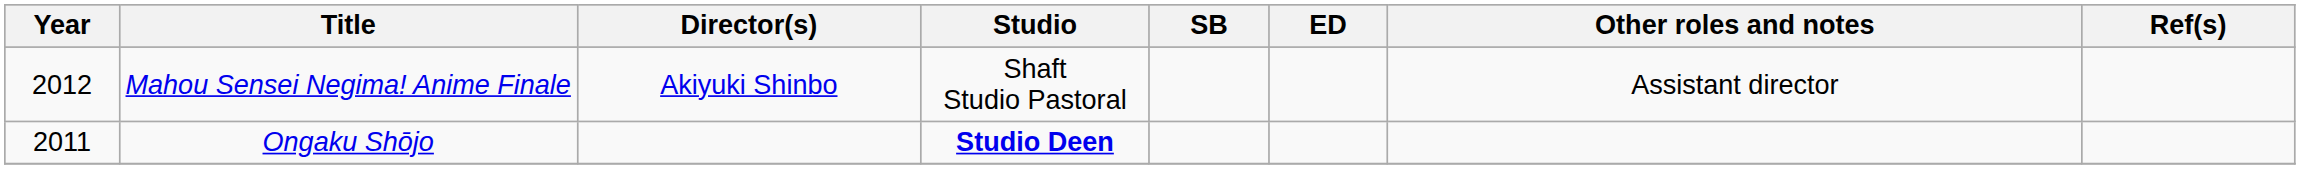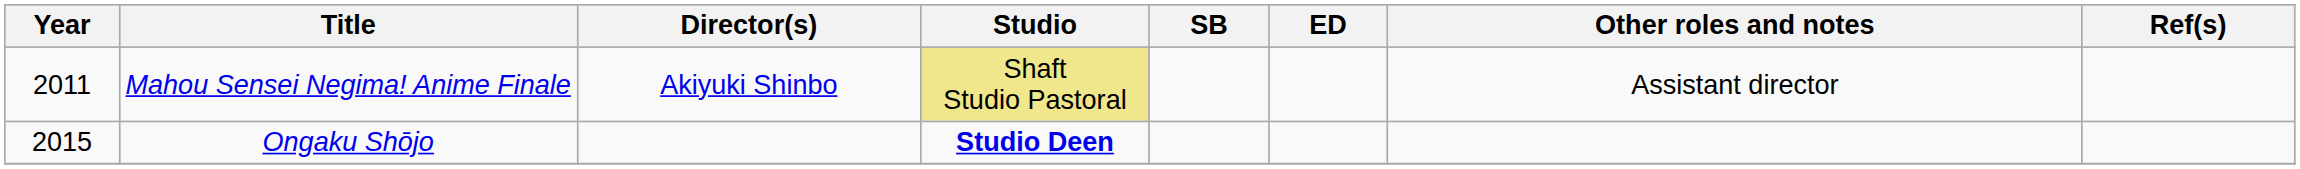(62, 84) 2012 -> (62, 84) 2011
(1035, 84) no background -> (1035, 84) khaki background
(62, 142) 2011 -> (62, 142) 2015
